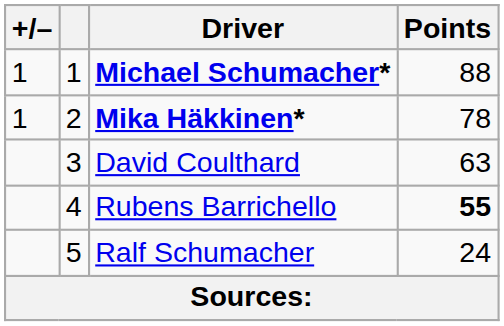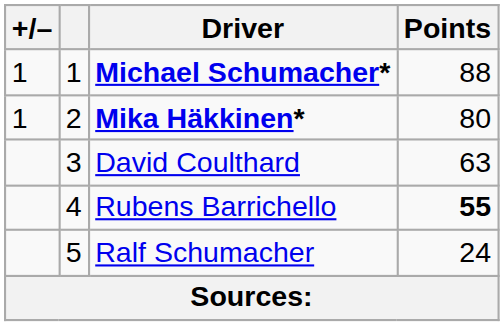(475, 117) 78 -> (475, 117) 80
